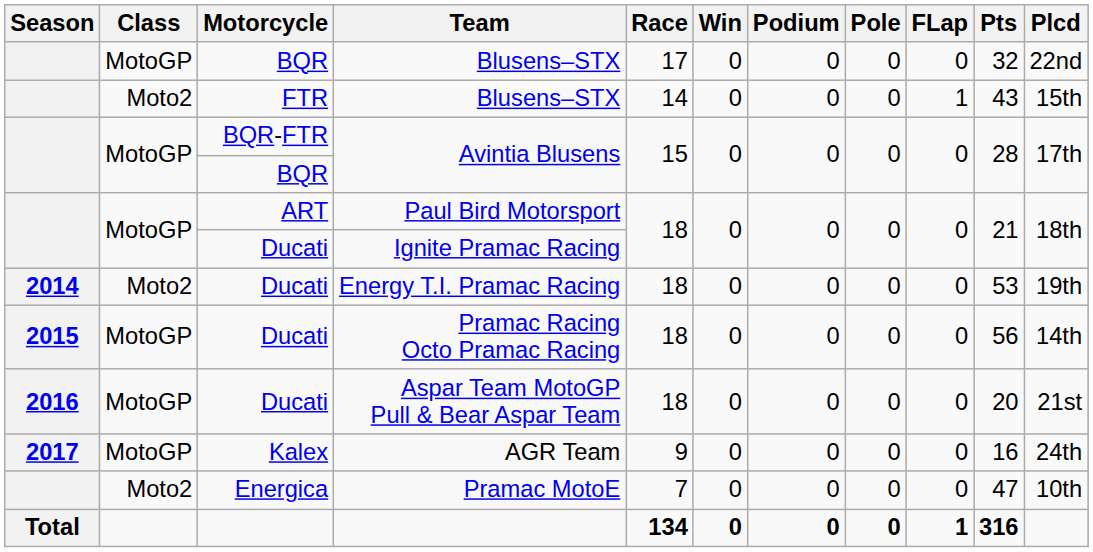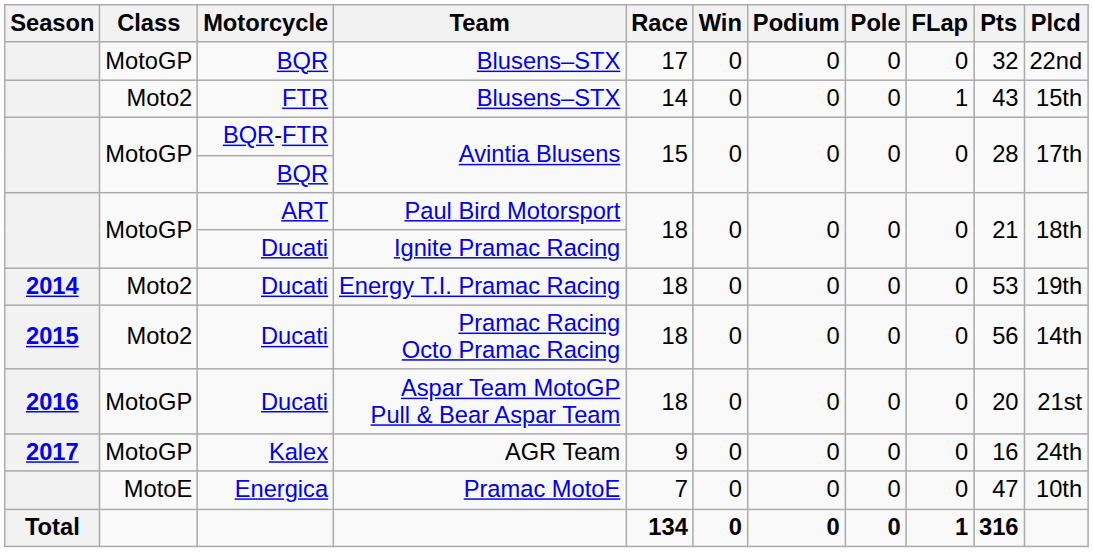(149, 337) MotoGP -> (159, 337) Moto2
(159, 489) Moto2 -> (158, 489) MotoE
